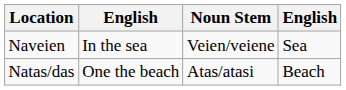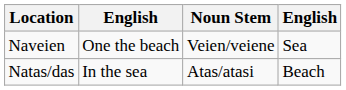(115, 44) In the sea -> (131, 44) One the beach
(131, 71) One the beach -> (115, 71) In the sea
